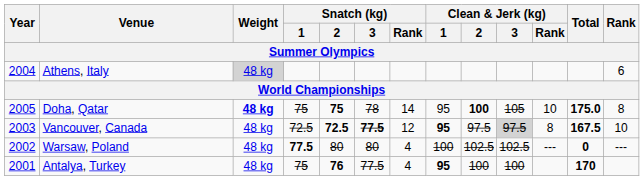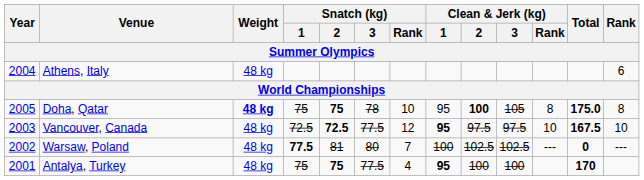(258, 71) lightgrey background -> (258, 71) no background
(408, 109) 14 -> (408, 109) 10
(550, 109) 10 -> (550, 109) 8
(372, 128) bold -> (372, 128) normal
(514, 128) lightgrey background -> (514, 128) no background
(550, 128) 8 -> (550, 128) 10
(337, 147) 80 -> (337, 147) 81
(408, 147) 4 -> (408, 147) 7
(337, 166) 76 -> (337, 166) 75
